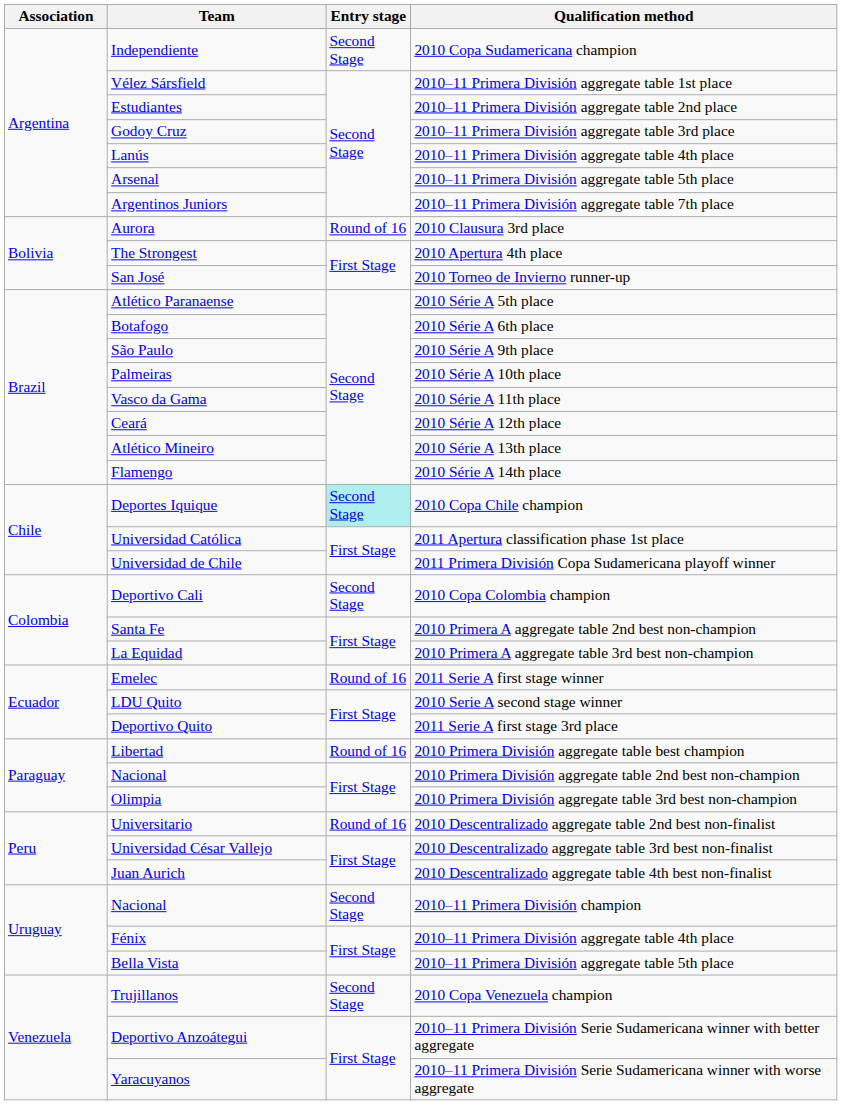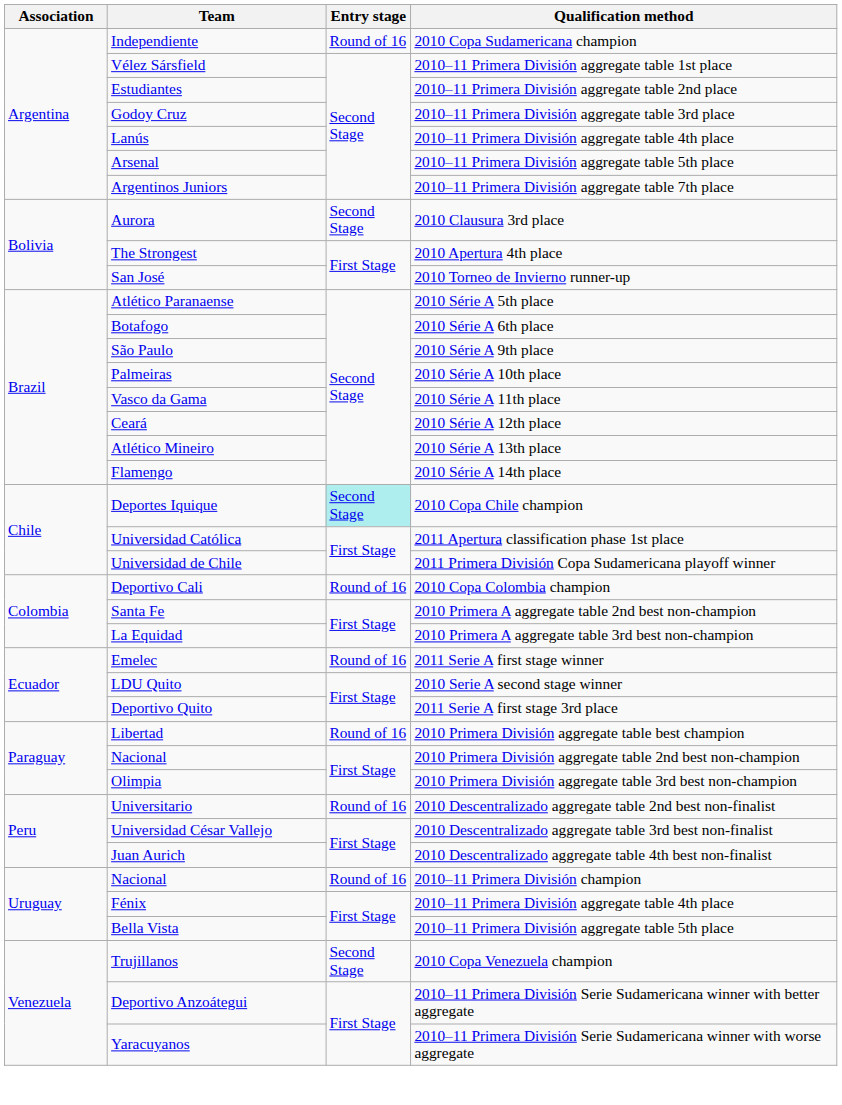(352, 49) Second Stage -> (368, 41) Round of 16
(368, 228) Round of 16 -> (352, 220) Second Stage
(352, 595) Second Stage -> (368, 587) Round of 16
(352, 905) Second Stage -> (368, 879) Round of 16
